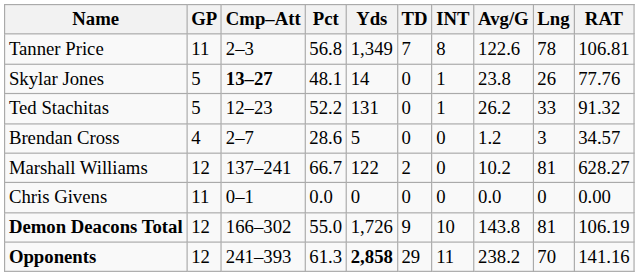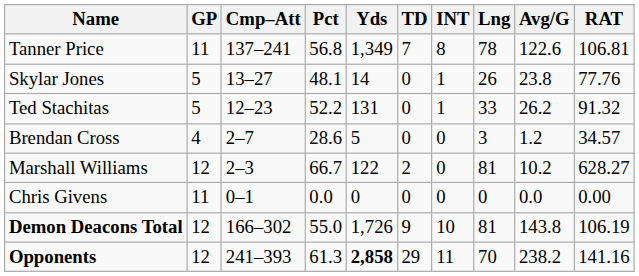columns swapped: (553, 19) <-> (503, 19)
(240, 49) 2–3 -> (259, 49) 137–241
(249, 78) bold -> (249, 78) normal
(259, 167) 137–241 -> (240, 167) 2–3
